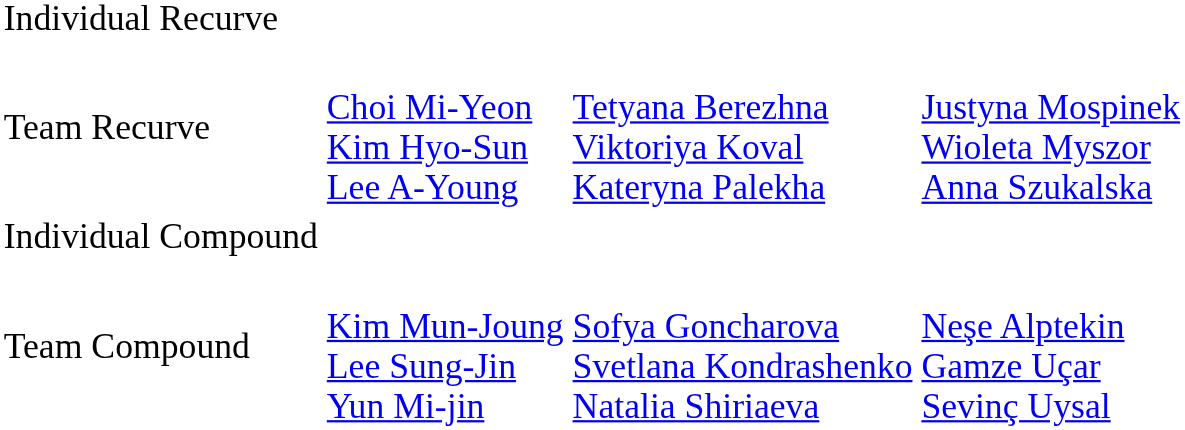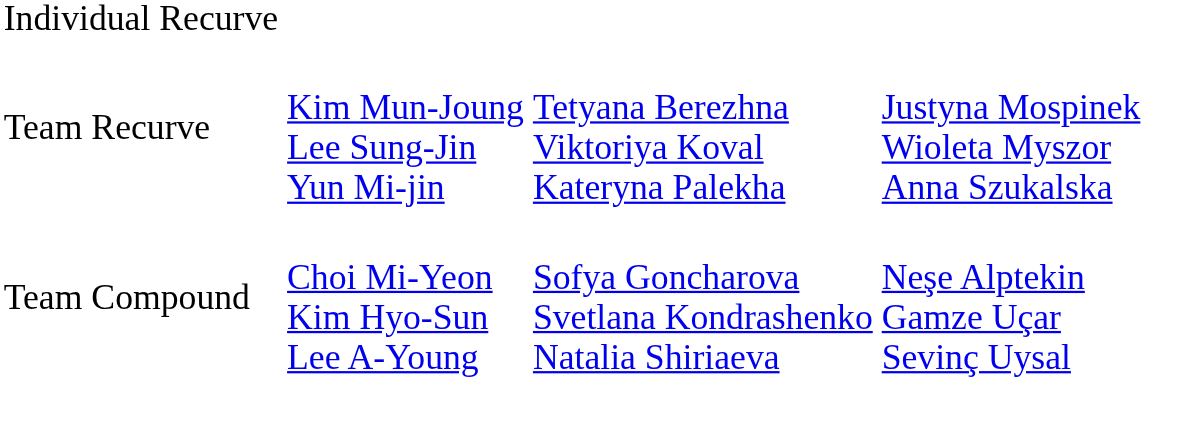(430, 147) Choi Mi-Yeon Kim Hyo-Sun Lee A-Young -> (406, 147) Kim Mun-Joung Lee Sung-Jin Yun Mi-jin
- row: (161, 236)
(445, 366) Kim Mun-Joung Lee Sung-Jin Yun Mi-jin -> (390, 316) Choi Mi-Yeon Kim Hyo-Sun Lee A-Young
